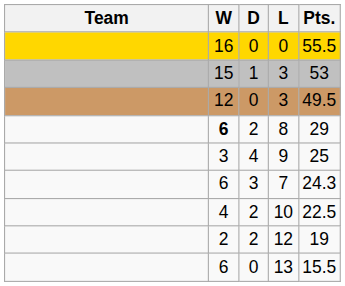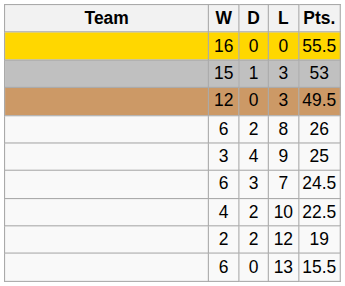(224, 128) bold -> (224, 128) normal
(319, 128) 29 -> (319, 128) 26
(319, 184) 24.3 -> (319, 184) 24.5
